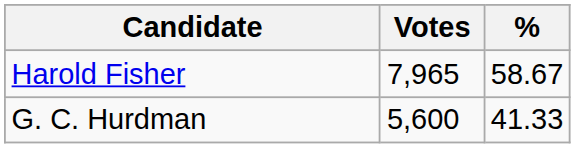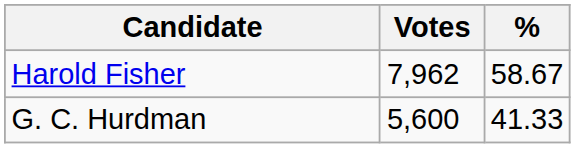(423, 73) 7,965 -> (423, 73) 7,962
